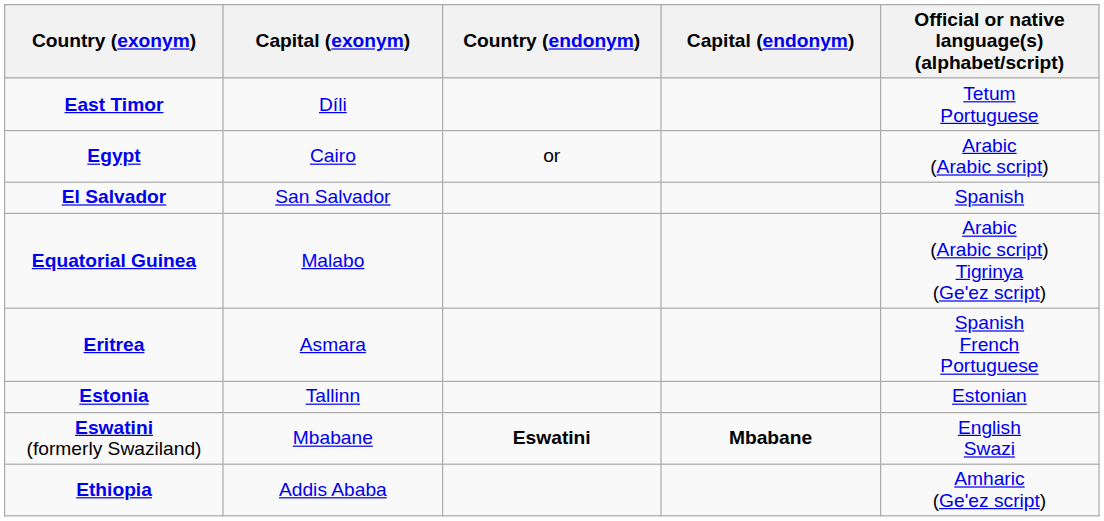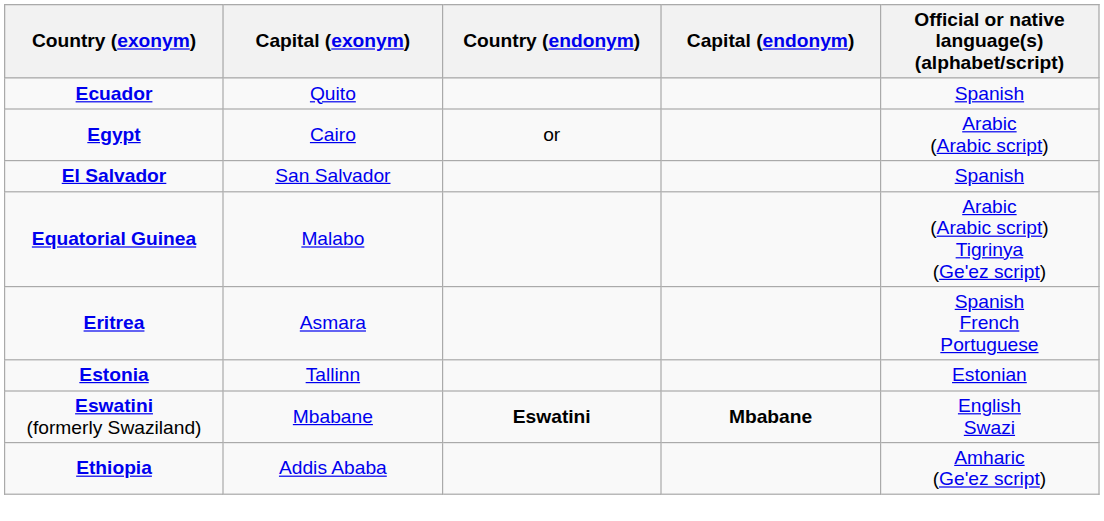- row: (114, 104)
+ row: (114, 93)
